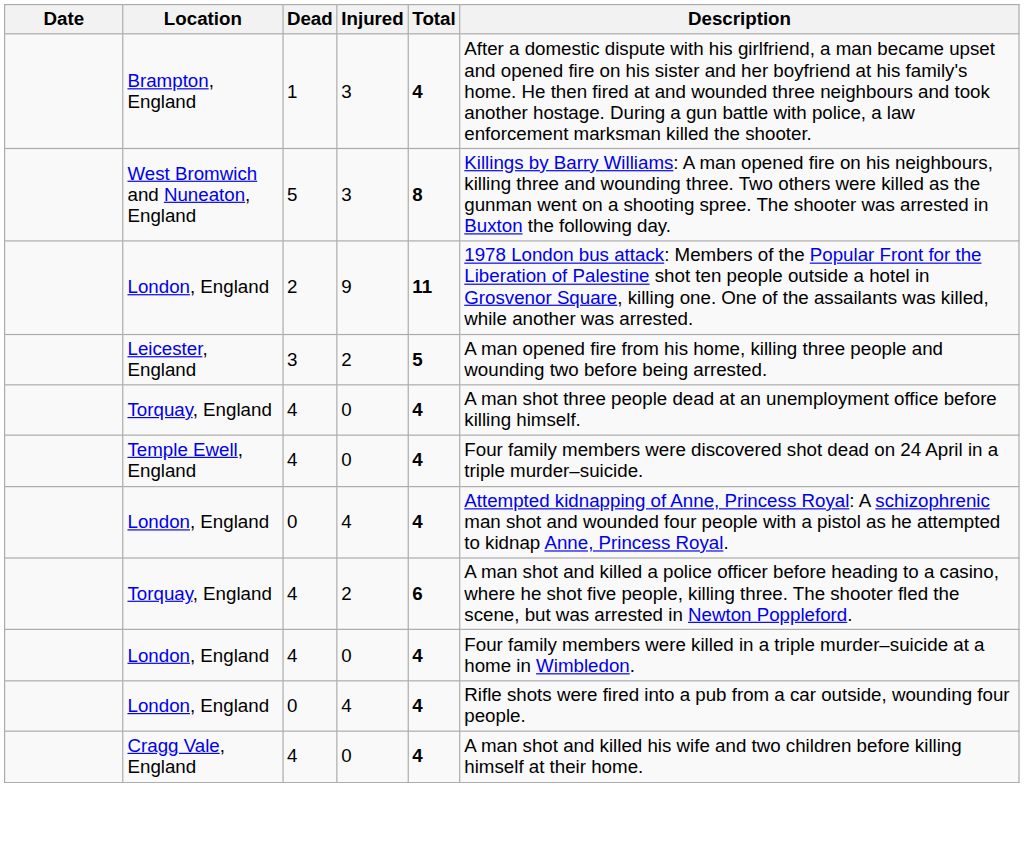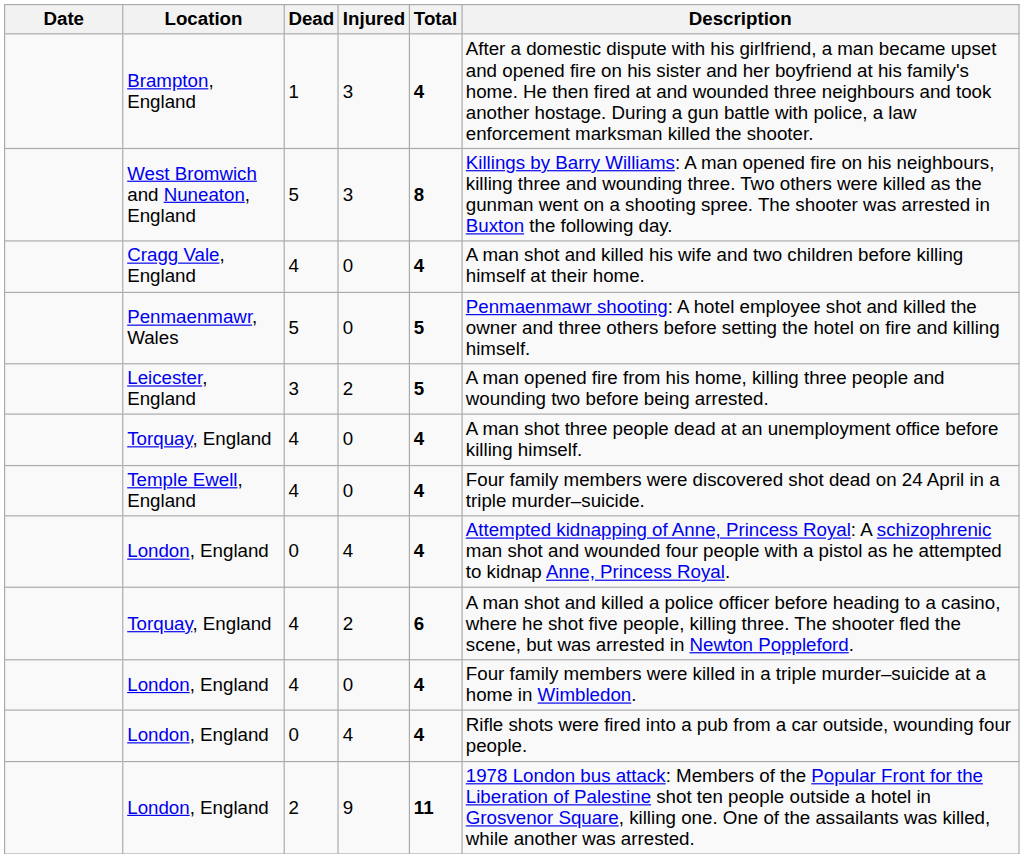rows swapped: (198, 287) <-> (176, 756)
+ row: (192, 327)
